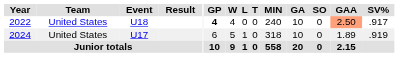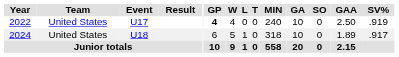(139, 22) U18 -> (139, 22) U17
(346, 22) lightsalmon background -> (346, 22) no background
(378, 22) .917 -> (378, 22) .919
(139, 34) U17 -> (139, 34) U18
(378, 34) .919 -> (378, 34) .917
